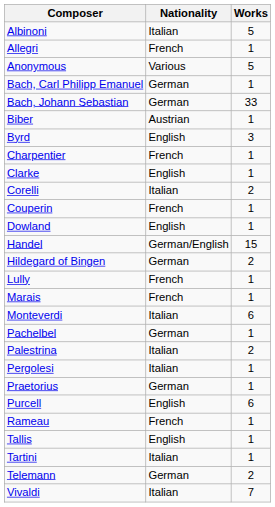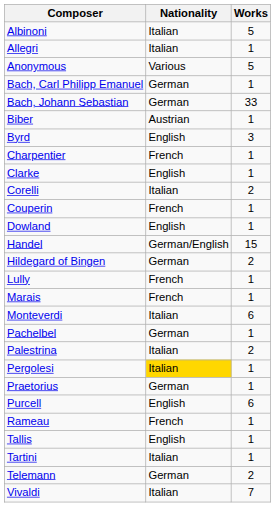(166, 48) French -> (163, 48) Italian
(163, 368) no background -> (163, 368) gold background
